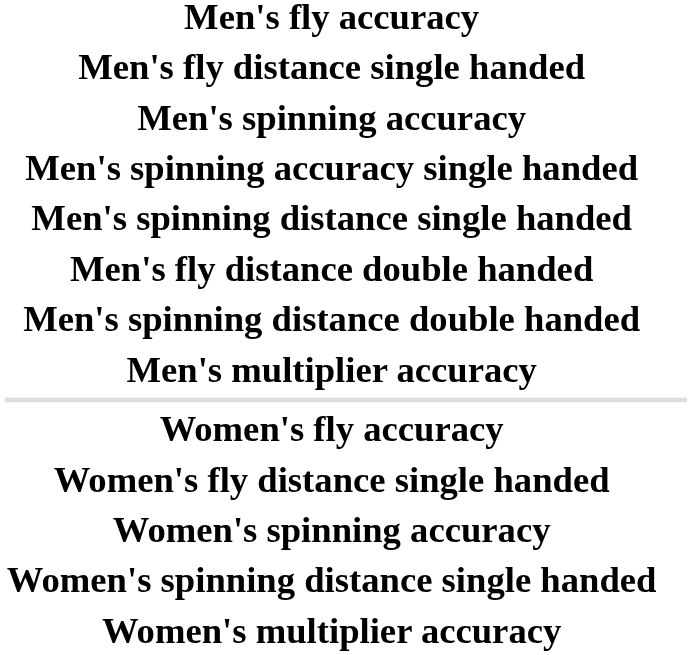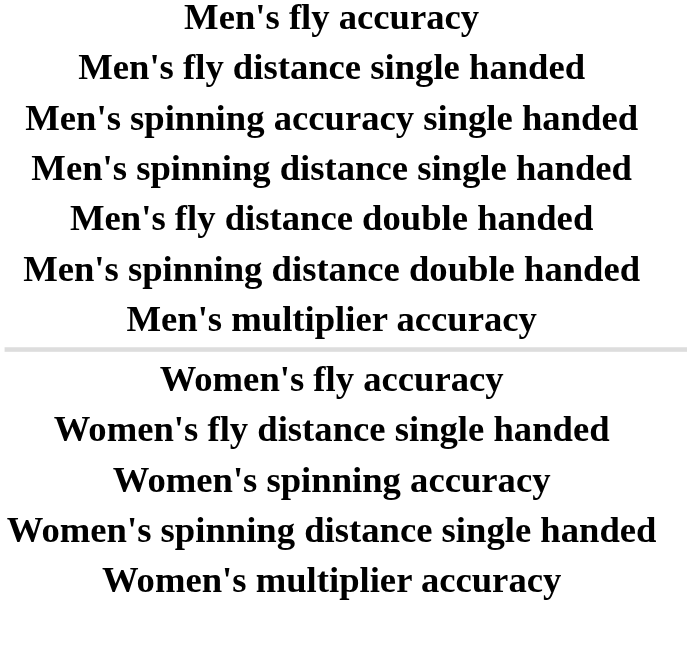- row: (332, 117)
